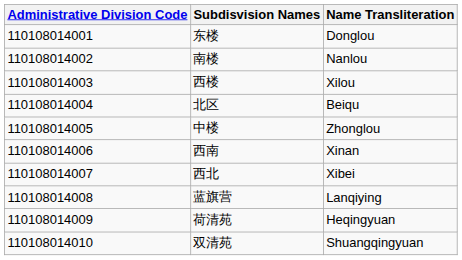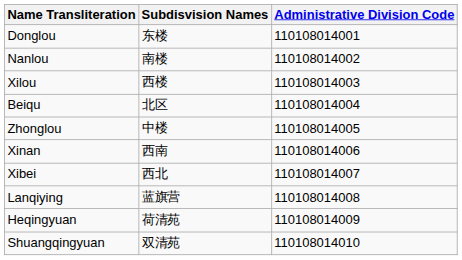columns swapped: (97, 14) <-> (390, 14)
